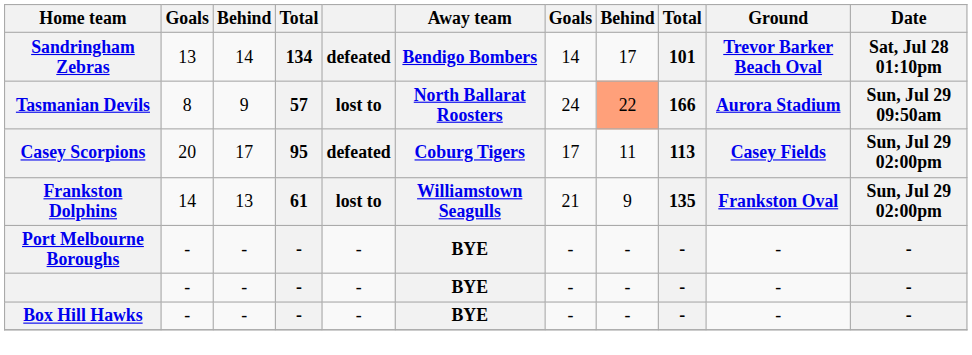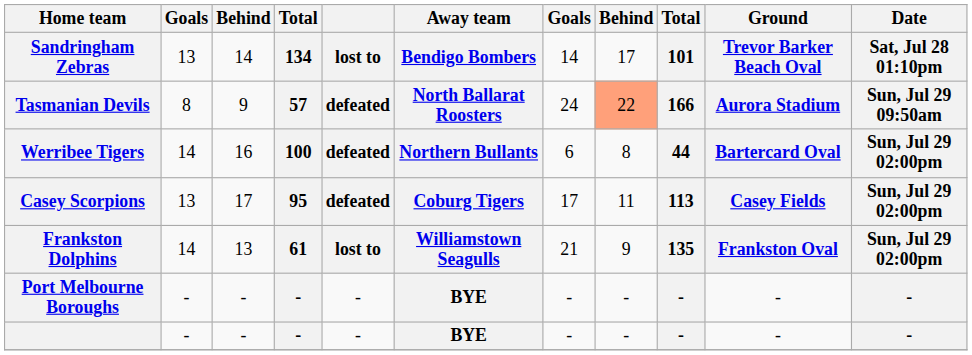(359, 56) defeated -> (358, 56) lost to
(359, 104) lost to -> (358, 104) defeated
+ row: (83, 153)
(187, 153) 20 -> (186, 201) 13
- row: (83, 315)
